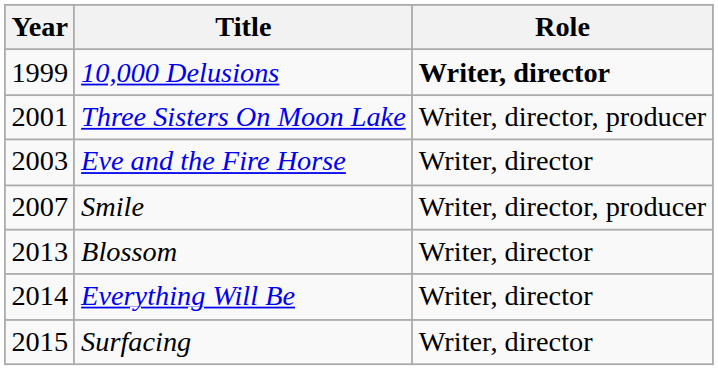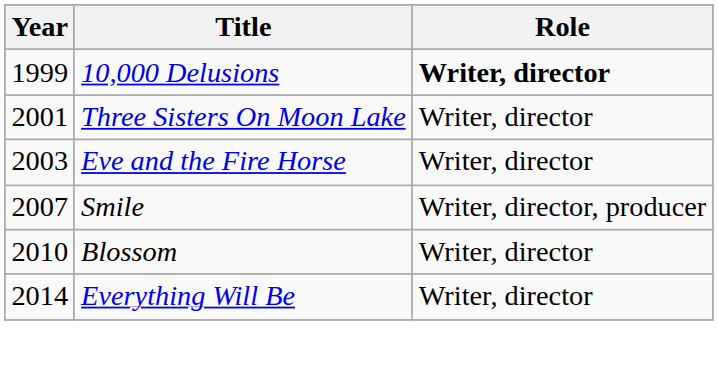(563, 116) Writer, director, producer -> (506, 116) Writer, director
(40, 251) 2013 -> (40, 251) 2010
- row: (136, 341)
